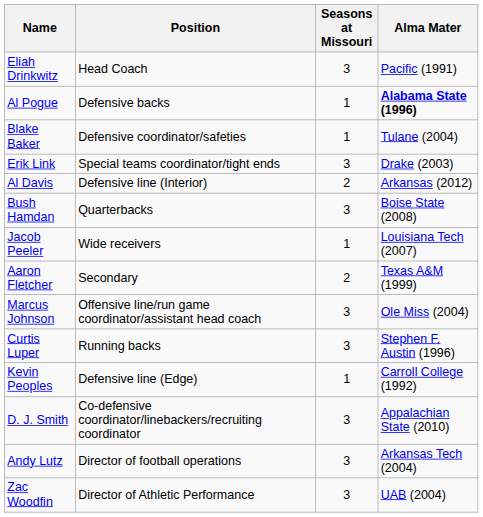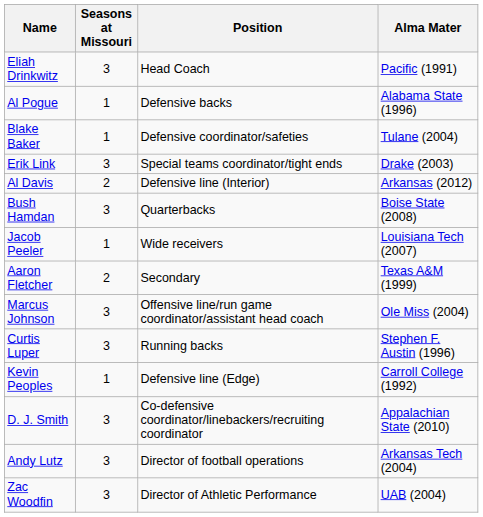columns swapped: (195, 28) <-> (347, 28)
(424, 103) bold -> (422, 103) normal
